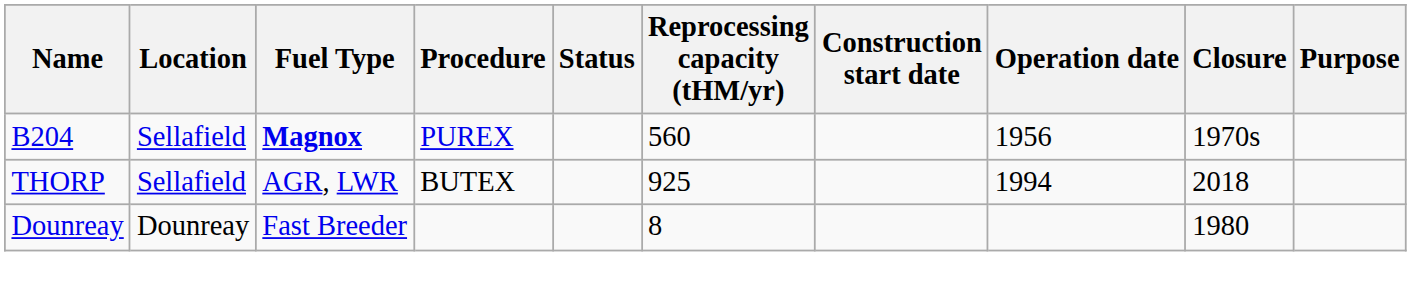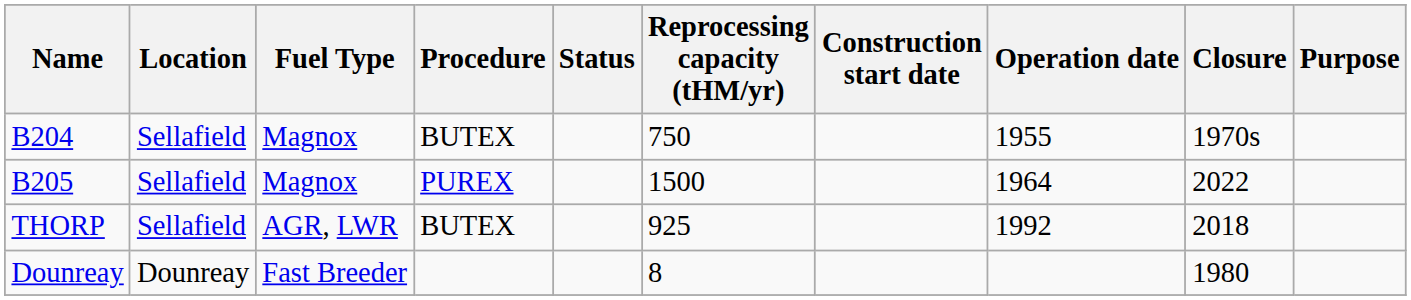(312, 136) bold -> (310, 136) normal
(467, 136) PUREX -> (468, 136) BUTEX
(669, 136) 560 -> (669, 136) 750
(1023, 136) 1956 -> (1023, 136) 1955
+ row: (42, 181)
(1023, 181) 1994 -> (1023, 226) 1992
